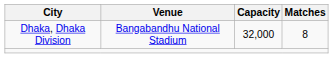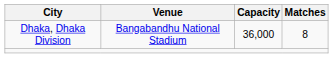(259, 34) 32,000 -> (259, 34) 36,000
